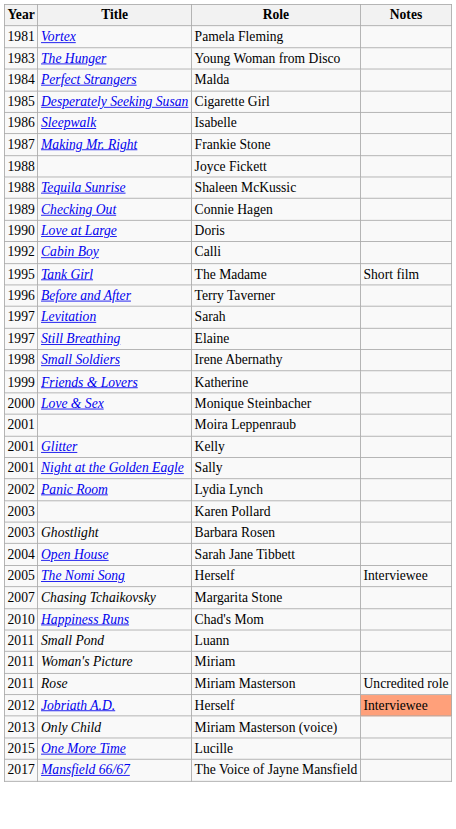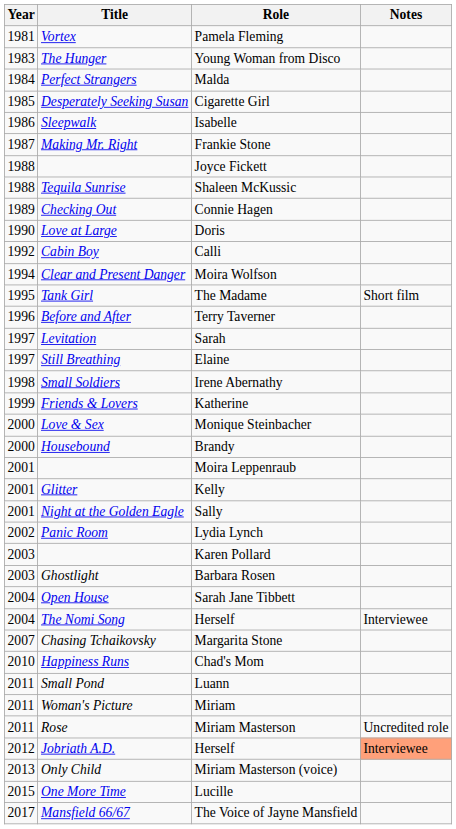+ row: (113, 274)
+ row: (75, 446)
(21, 576) 2005 -> (21, 619) 2004
